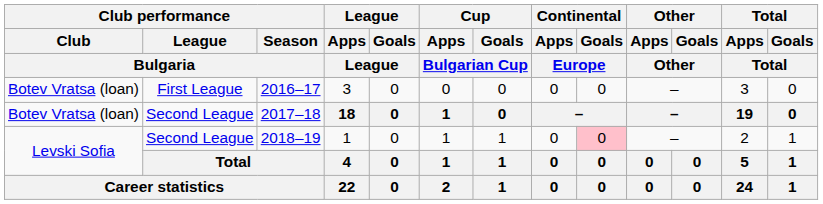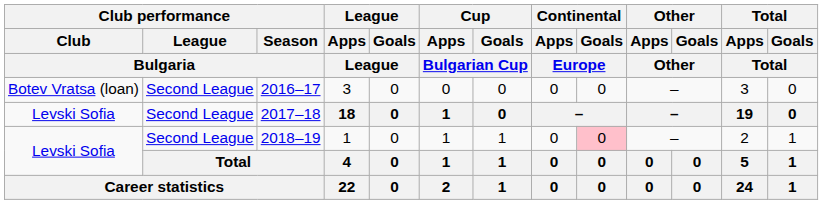(200, 89) First League -> (200, 89) Second League
(73, 114) Botev Vratsa (loan) -> (73, 114) Levski Sofia
